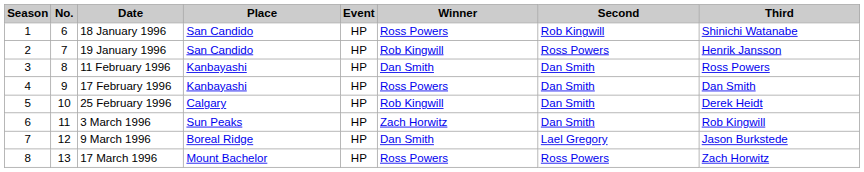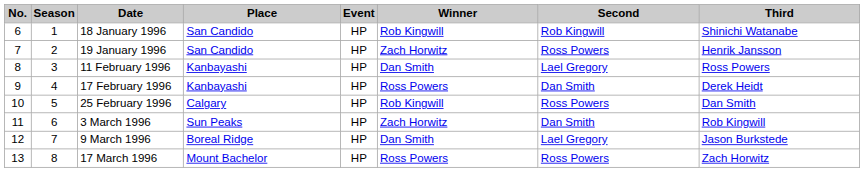columns swapped: (64, 13) <-> (28, 13)
(414, 31) Ross Powers -> (412, 31) Rob Kingwill
(412, 49) Rob Kingwill -> (414, 49) Zach Horwitz
(568, 67) Dan Smith -> (574, 67) Lael Gregory
(729, 85) Dan Smith -> (732, 85) Derek Heidt
(568, 103) Dan Smith -> (575, 103) Ross Powers
(732, 103) Derek Heidt -> (729, 103) Dan Smith
